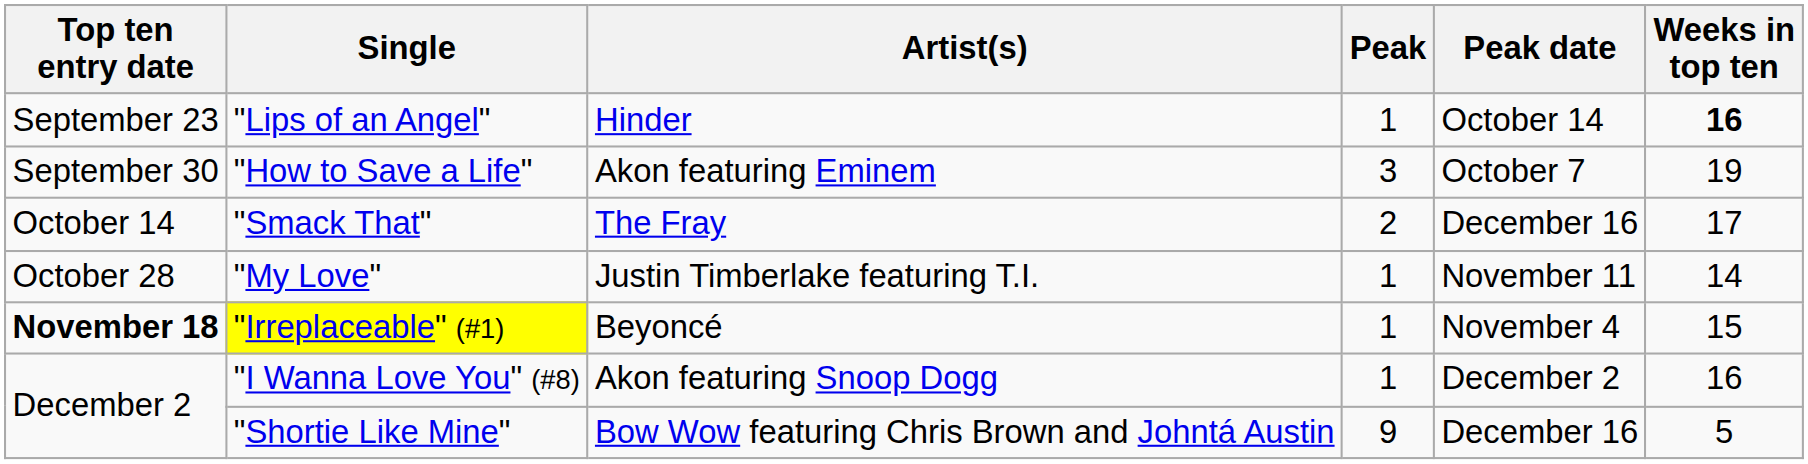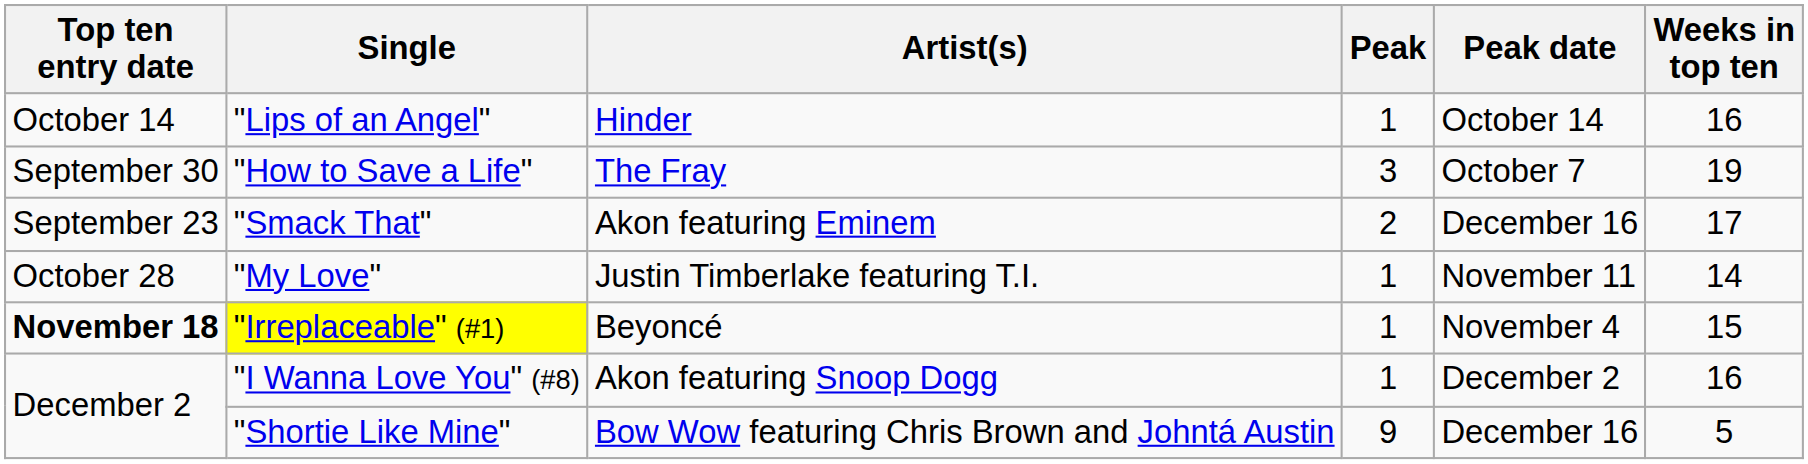(116, 119) September 23 -> (94, 119) October 14
(1724, 119) bold -> (1724, 119) normal
(765, 171) Akon featuring Eminem -> (661, 171) The Fray
(94, 223) October 14 -> (116, 223) September 23
(661, 223) The Fray -> (765, 223) Akon featuring Eminem
